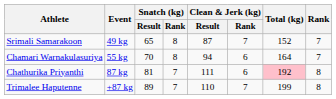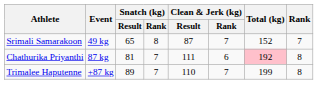- row: (54, 57)
